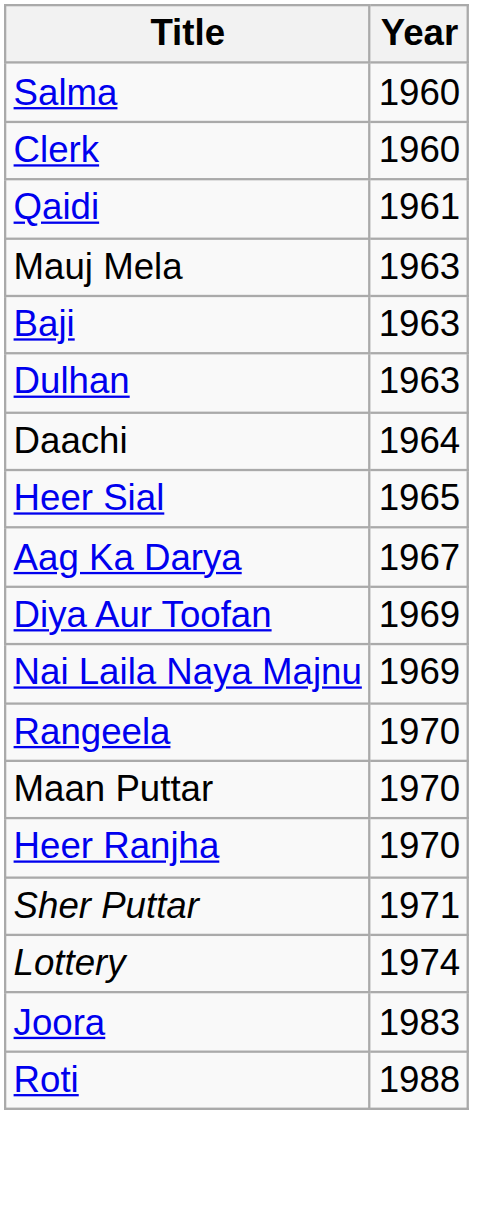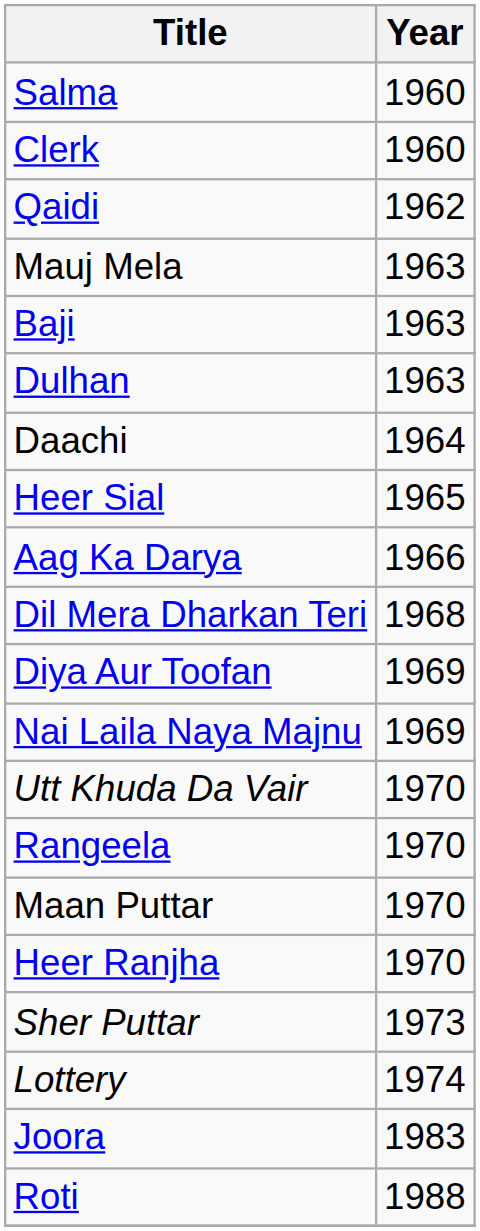(419, 207) 1961 -> (425, 207) 1962
(419, 556) 1967 -> (425, 556) 1966
+ row: (190, 614)
+ row: (161, 788)
(419, 905) 1971 -> (425, 1021) 1973
